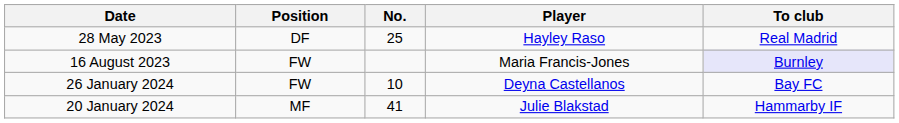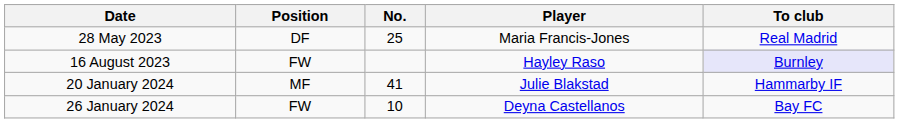(564, 38) Hayley Raso -> (564, 38) Maria Francis-Jones
(564, 61) Maria Francis-Jones -> (564, 61) Hayley Raso
rows swapped: (120, 106) <-> (120, 84)
